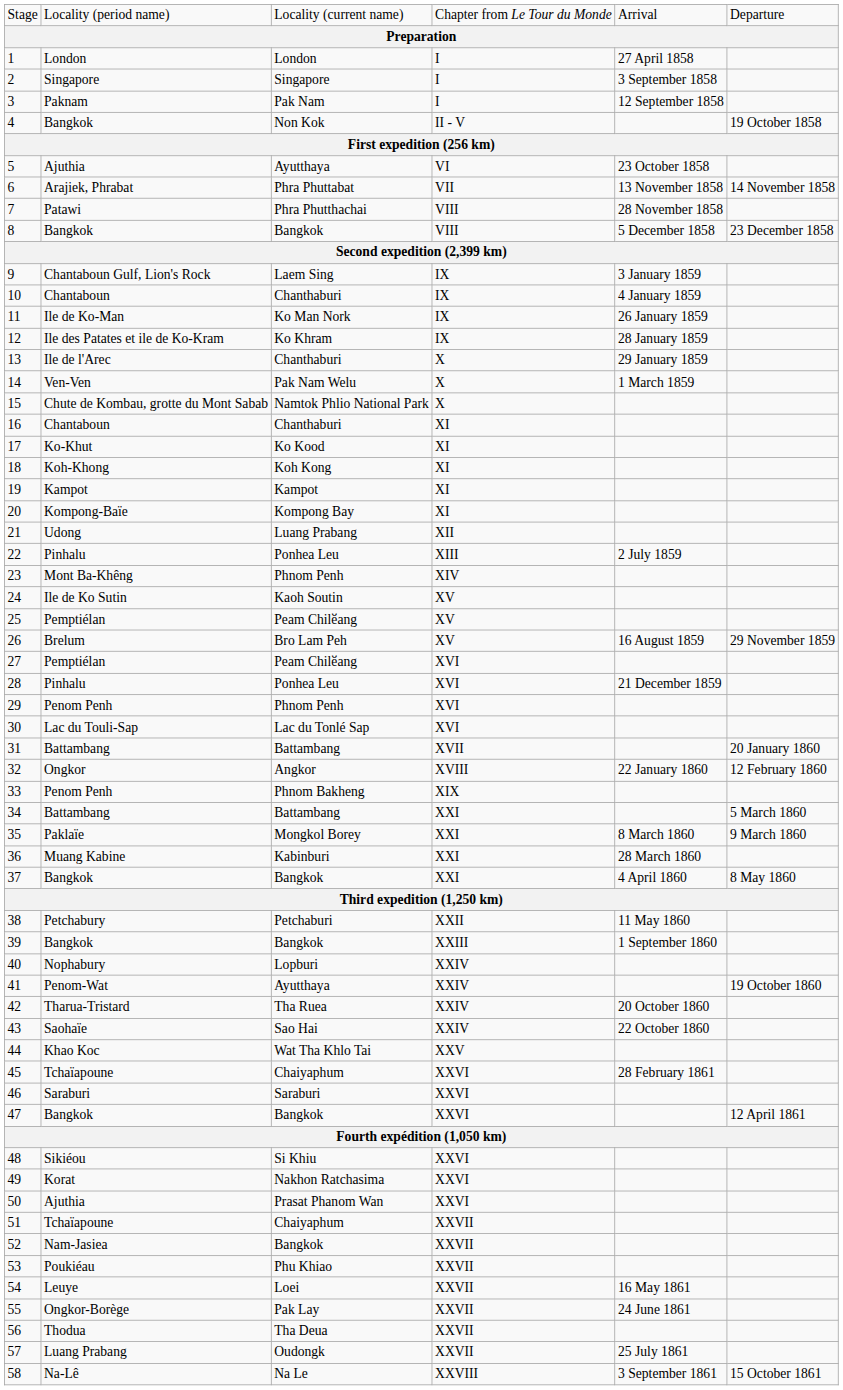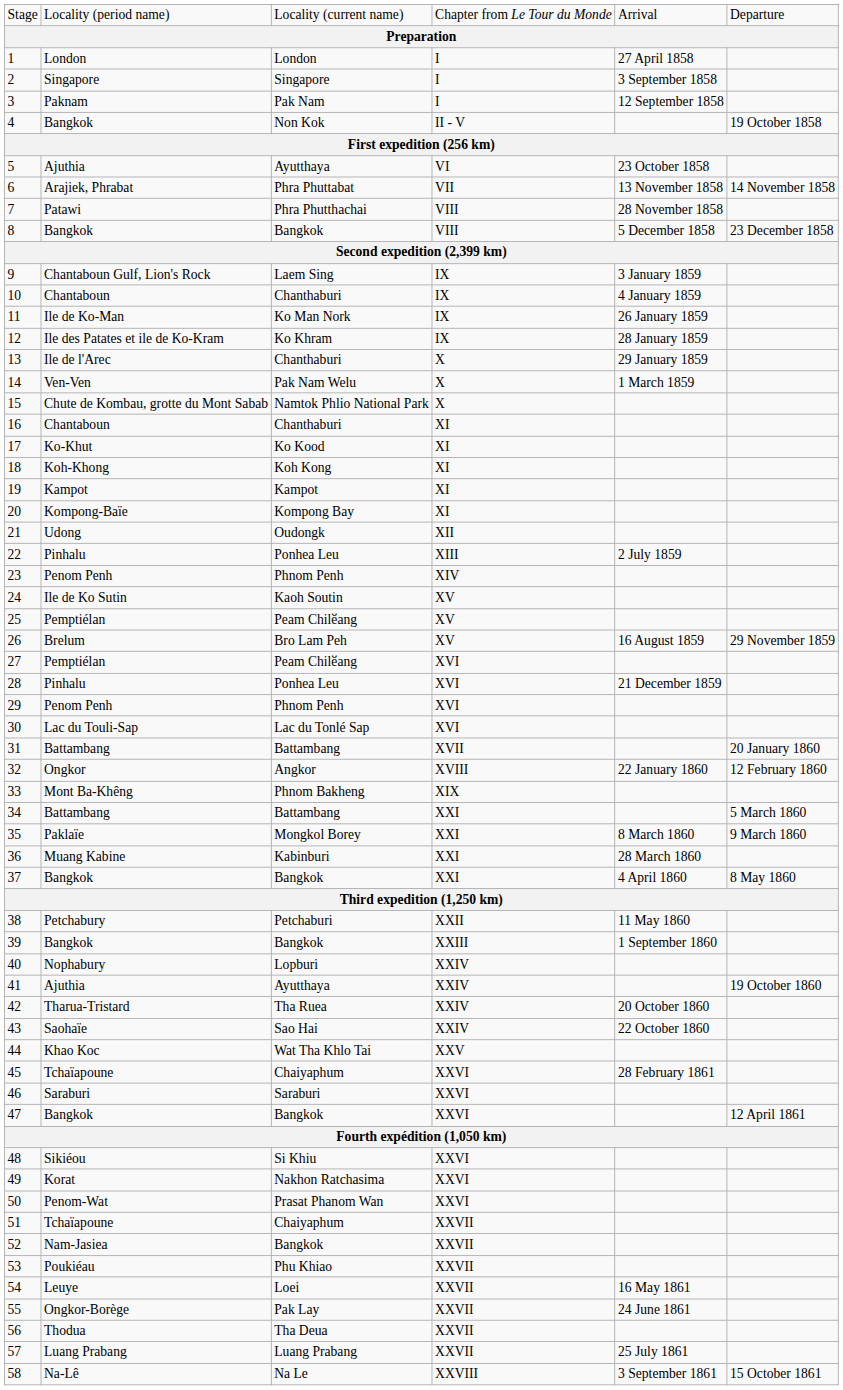(316, 532) Luang Prabang -> (300, 532) Oudongk
(88, 576) Mont Ba-Khêng -> (78, 576) Penom Penh
(78, 791) Penom Penh -> (88, 791) Mont Ba-Khêng
(76, 985) Penom-Wat -> (64, 985) Ajuthia
(64, 1201) Ajuthia -> (76, 1201) Penom-Wat
(300, 1352) Oudongk -> (316, 1352) Luang Prabang
